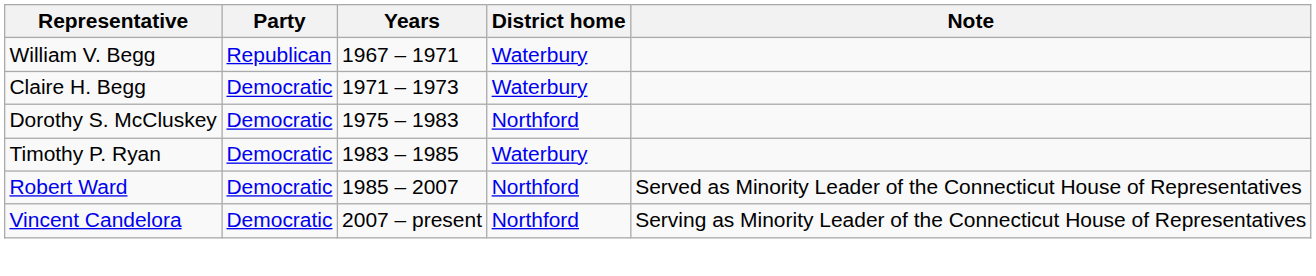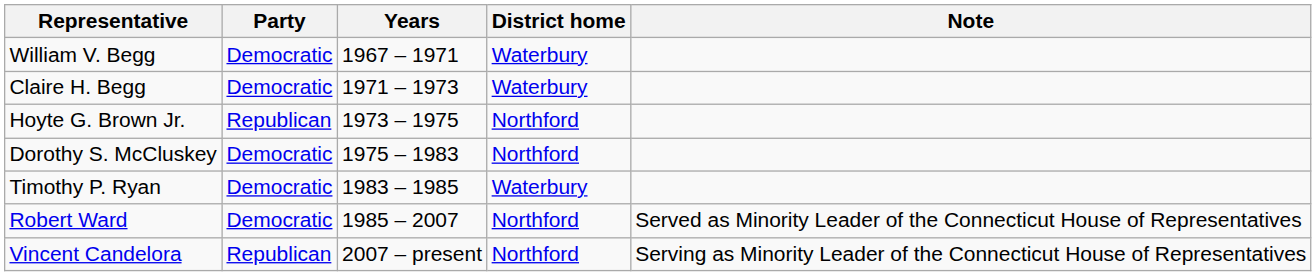(279, 54) Republican -> (279, 54) Democratic
+ row: (97, 120)
(279, 220) Democratic -> (279, 253) Republican
